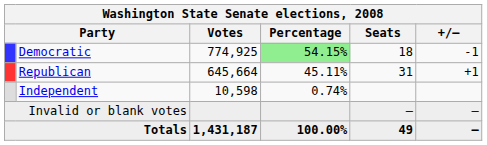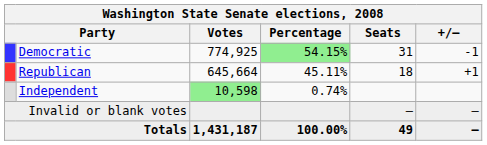(406, 53) 18 -> (406, 53) 31
(406, 73) 31 -> (406, 73) 18
(236, 92) no background -> (236, 92) lightgreen background
